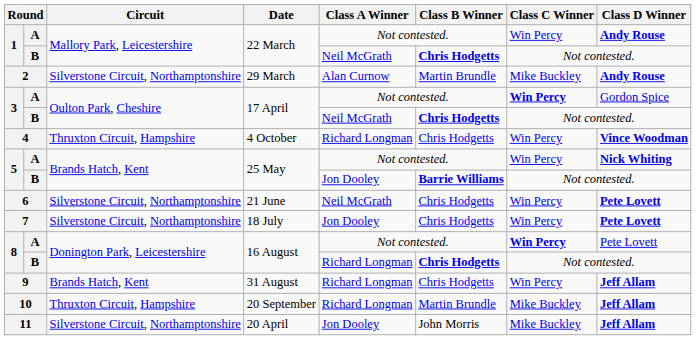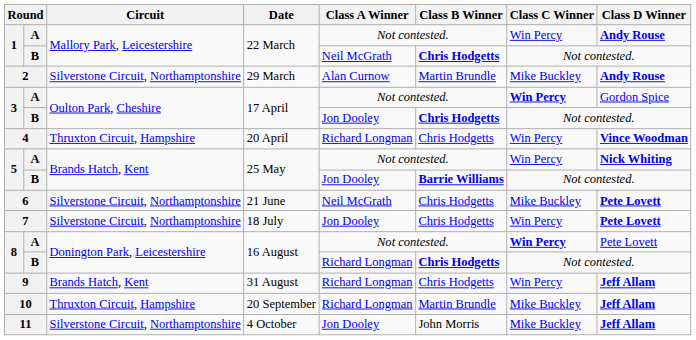(357, 117) Neil McGrath -> (351, 117) Jon Dooley
(272, 138) 4 October -> (267, 138) 20 April
(536, 200) Win Percy -> (545, 200) Mike Buckley
(267, 324) 20 April -> (272, 324) 4 October
